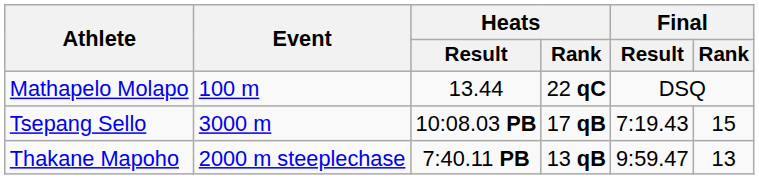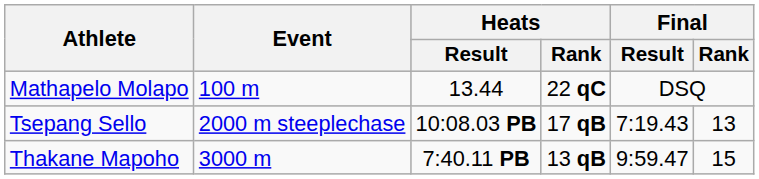(235, 123) 3000 m -> (302, 123) 2000 m steeplechase
(724, 123) 15 -> (724, 123) 13
(302, 158) 2000 m steeplechase -> (235, 158) 3000 m
(724, 158) 13 -> (724, 158) 15
